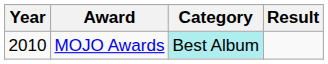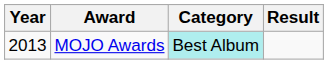(28, 45) 2010 -> (28, 45) 2013
